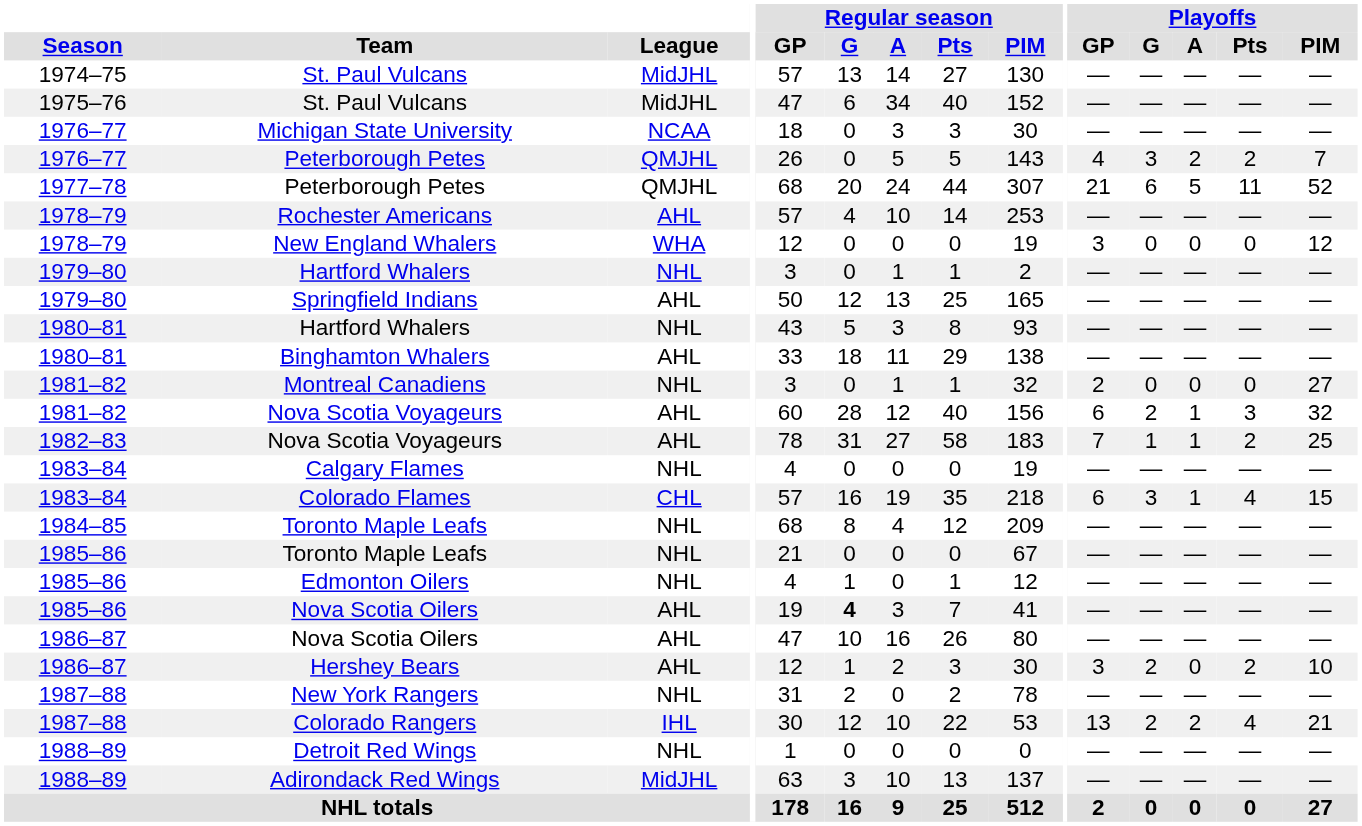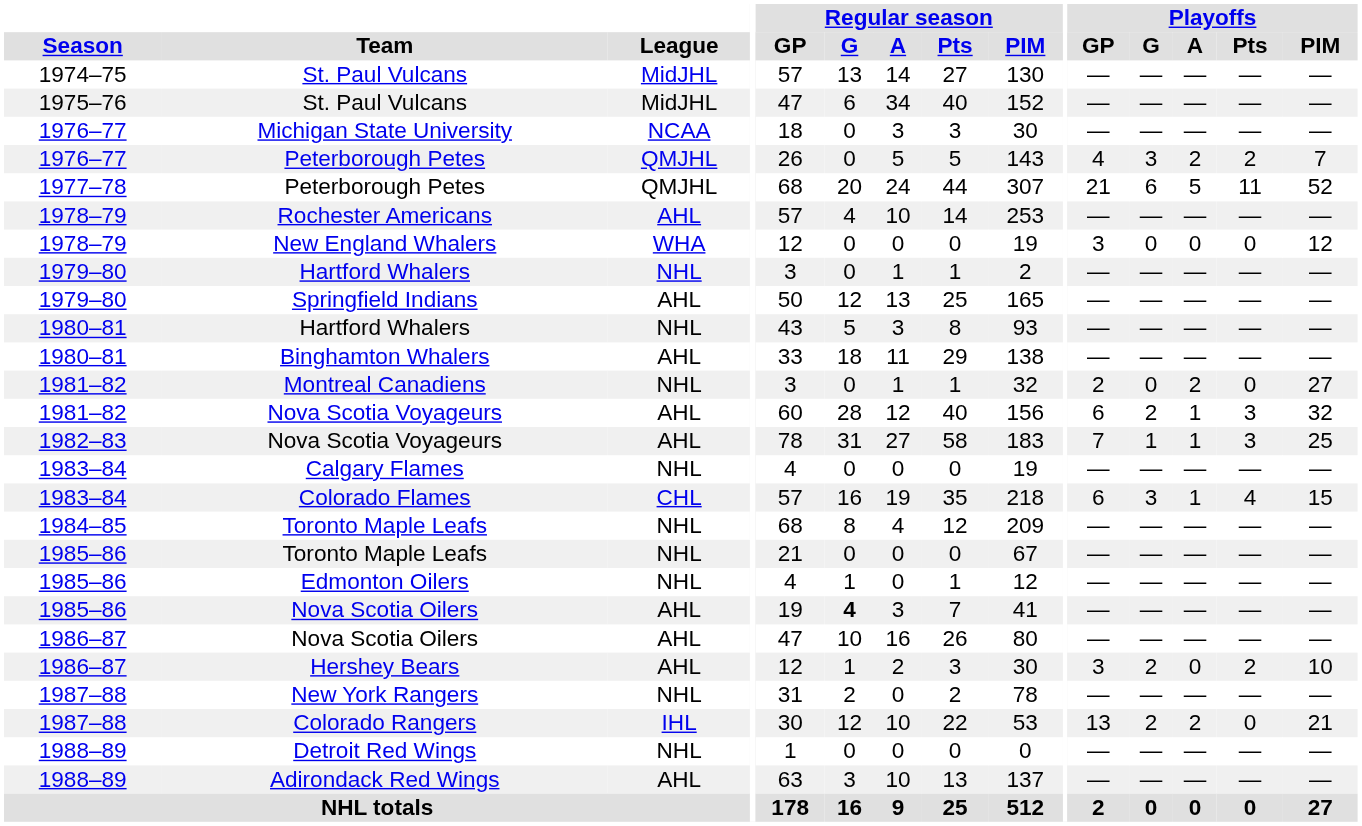(1195, 384) 0 -> (1195, 384) 2
(1250, 440) 2 -> (1250, 440) 3
(1250, 722) 4 -> (1250, 722) 0
(679, 779) MidJHL -> (679, 779) AHL
